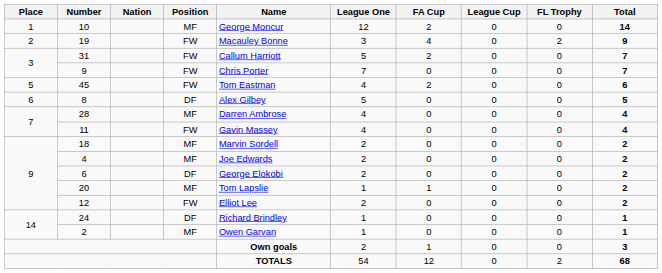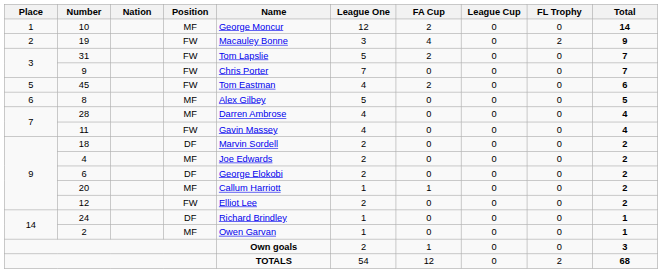(250, 56) Callum Harriott -> (244, 56) Tom Lapslie
(190, 100) DF -> (190, 100) MF
(190, 144) MF -> (190, 144) DF
(244, 188) Tom Lapslie -> (250, 188) Callum Harriott
